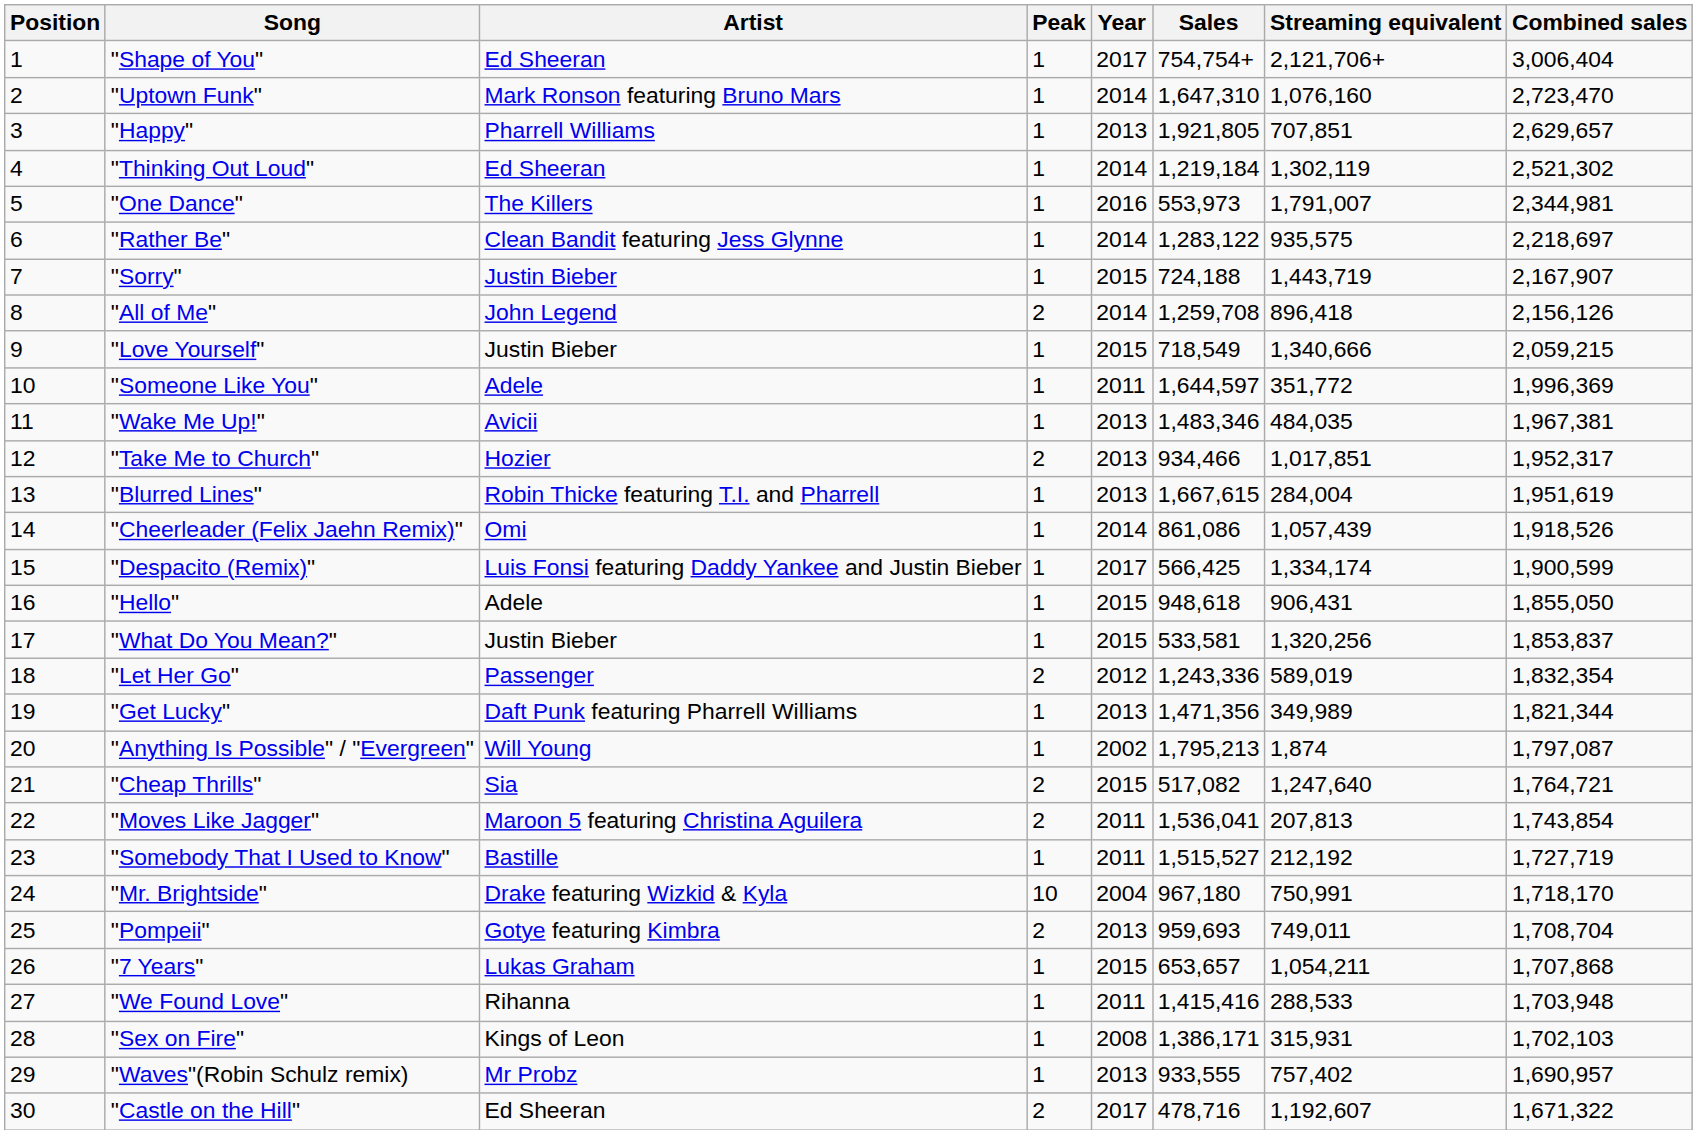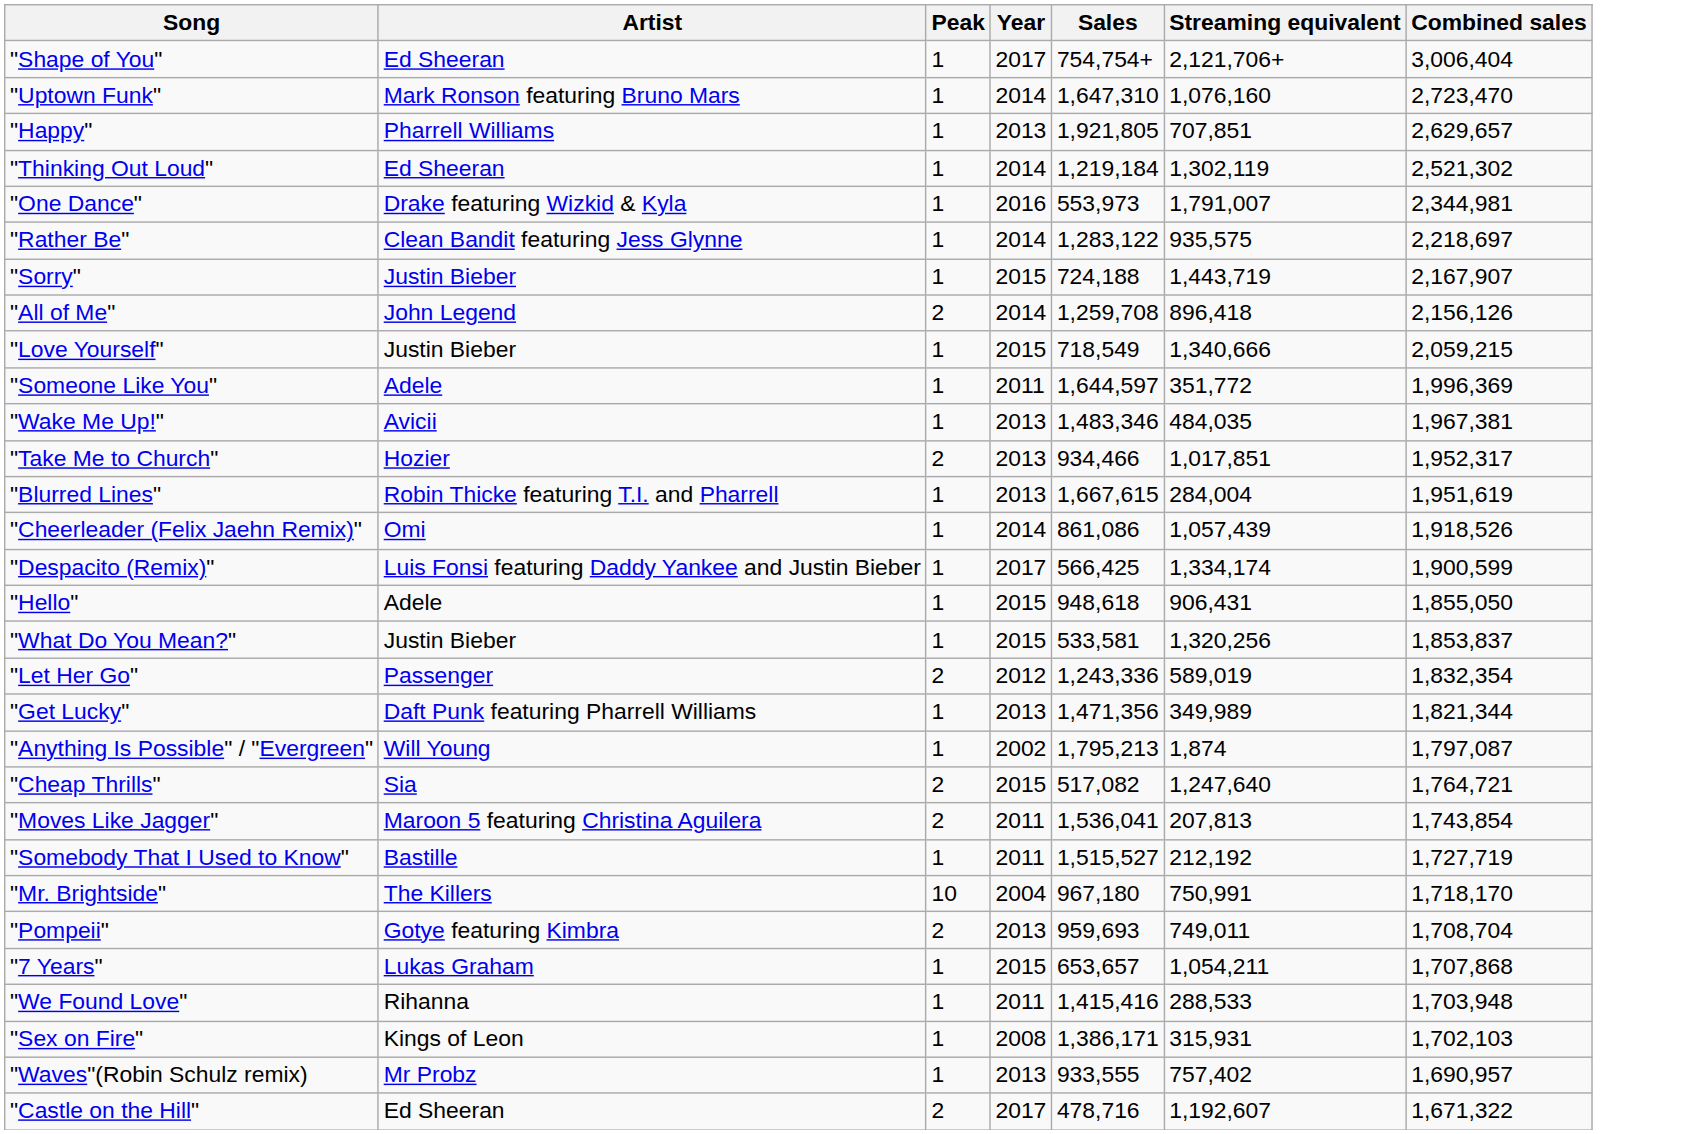- column: (55, 22)
(539, 204) The Killers -> (535, 204) Drake featuring Wizkid & Kyla
(636, 893) Drake featuring Wizkid & Kyla -> (438, 893) The Killers
